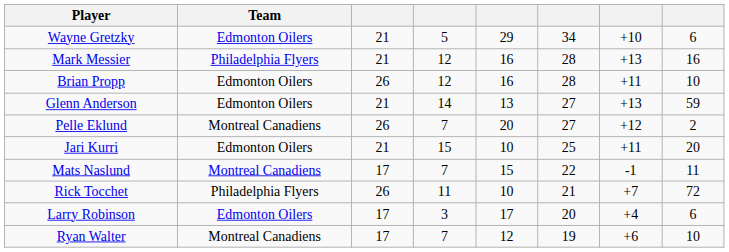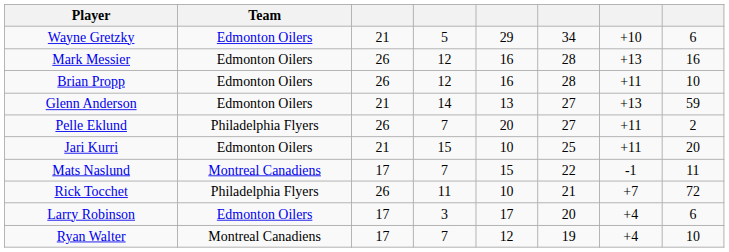(265, 59) Philadelphia Flyers -> (265, 59) Edmonton Oilers
(382, 59) 21 -> (382, 59) 26
(265, 125) Montreal Canadiens -> (265, 125) Philadelphia Flyers
(631, 125) +12 -> (631, 125) +11
(631, 236) +6 -> (631, 236) +4
